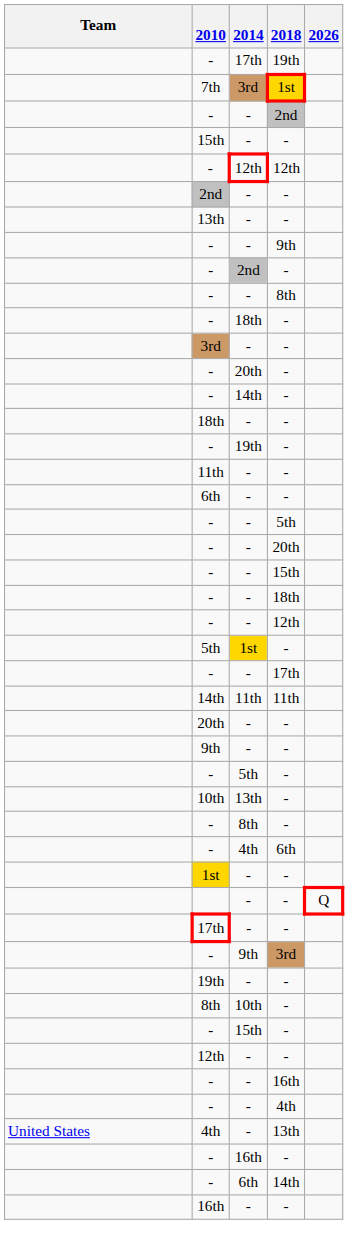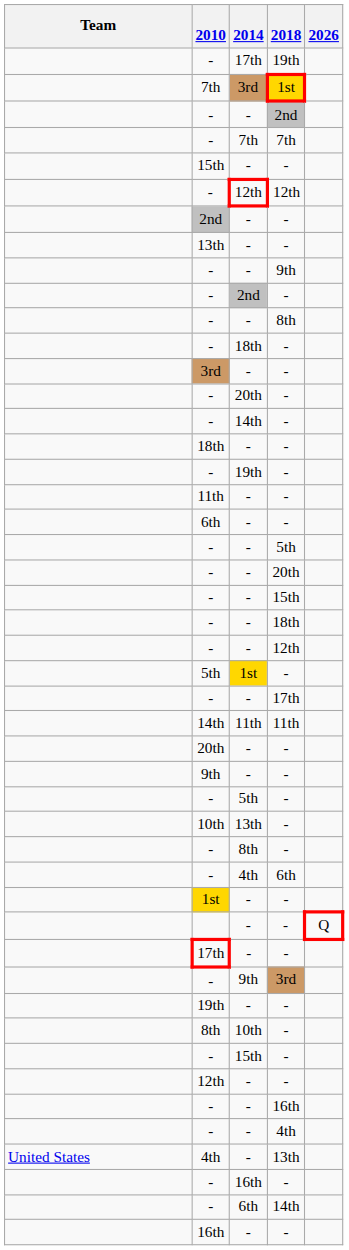+ row: (211, 140)
